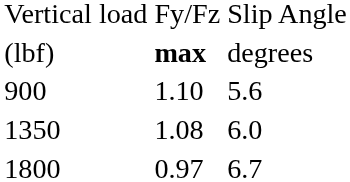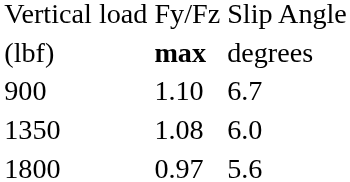(245, 91) 5.6 -> (245, 91) 6.7
(245, 168) 6.7 -> (245, 168) 5.6
